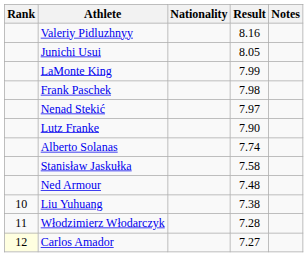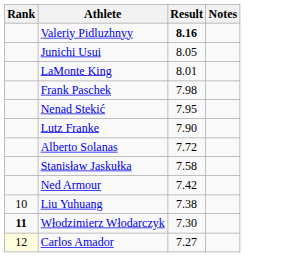- column: (199, 14)
(249, 33) normal -> (187, 33) bold
(249, 71) 7.99 -> (187, 71) 8.01
(249, 109) 7.97 -> (187, 109) 7.95
(249, 147) 7.74 -> (187, 147) 7.72
(249, 185) 7.48 -> (187, 185) 7.42
(21, 223) normal -> (21, 223) bold
(249, 223) 7.28 -> (187, 223) 7.30
